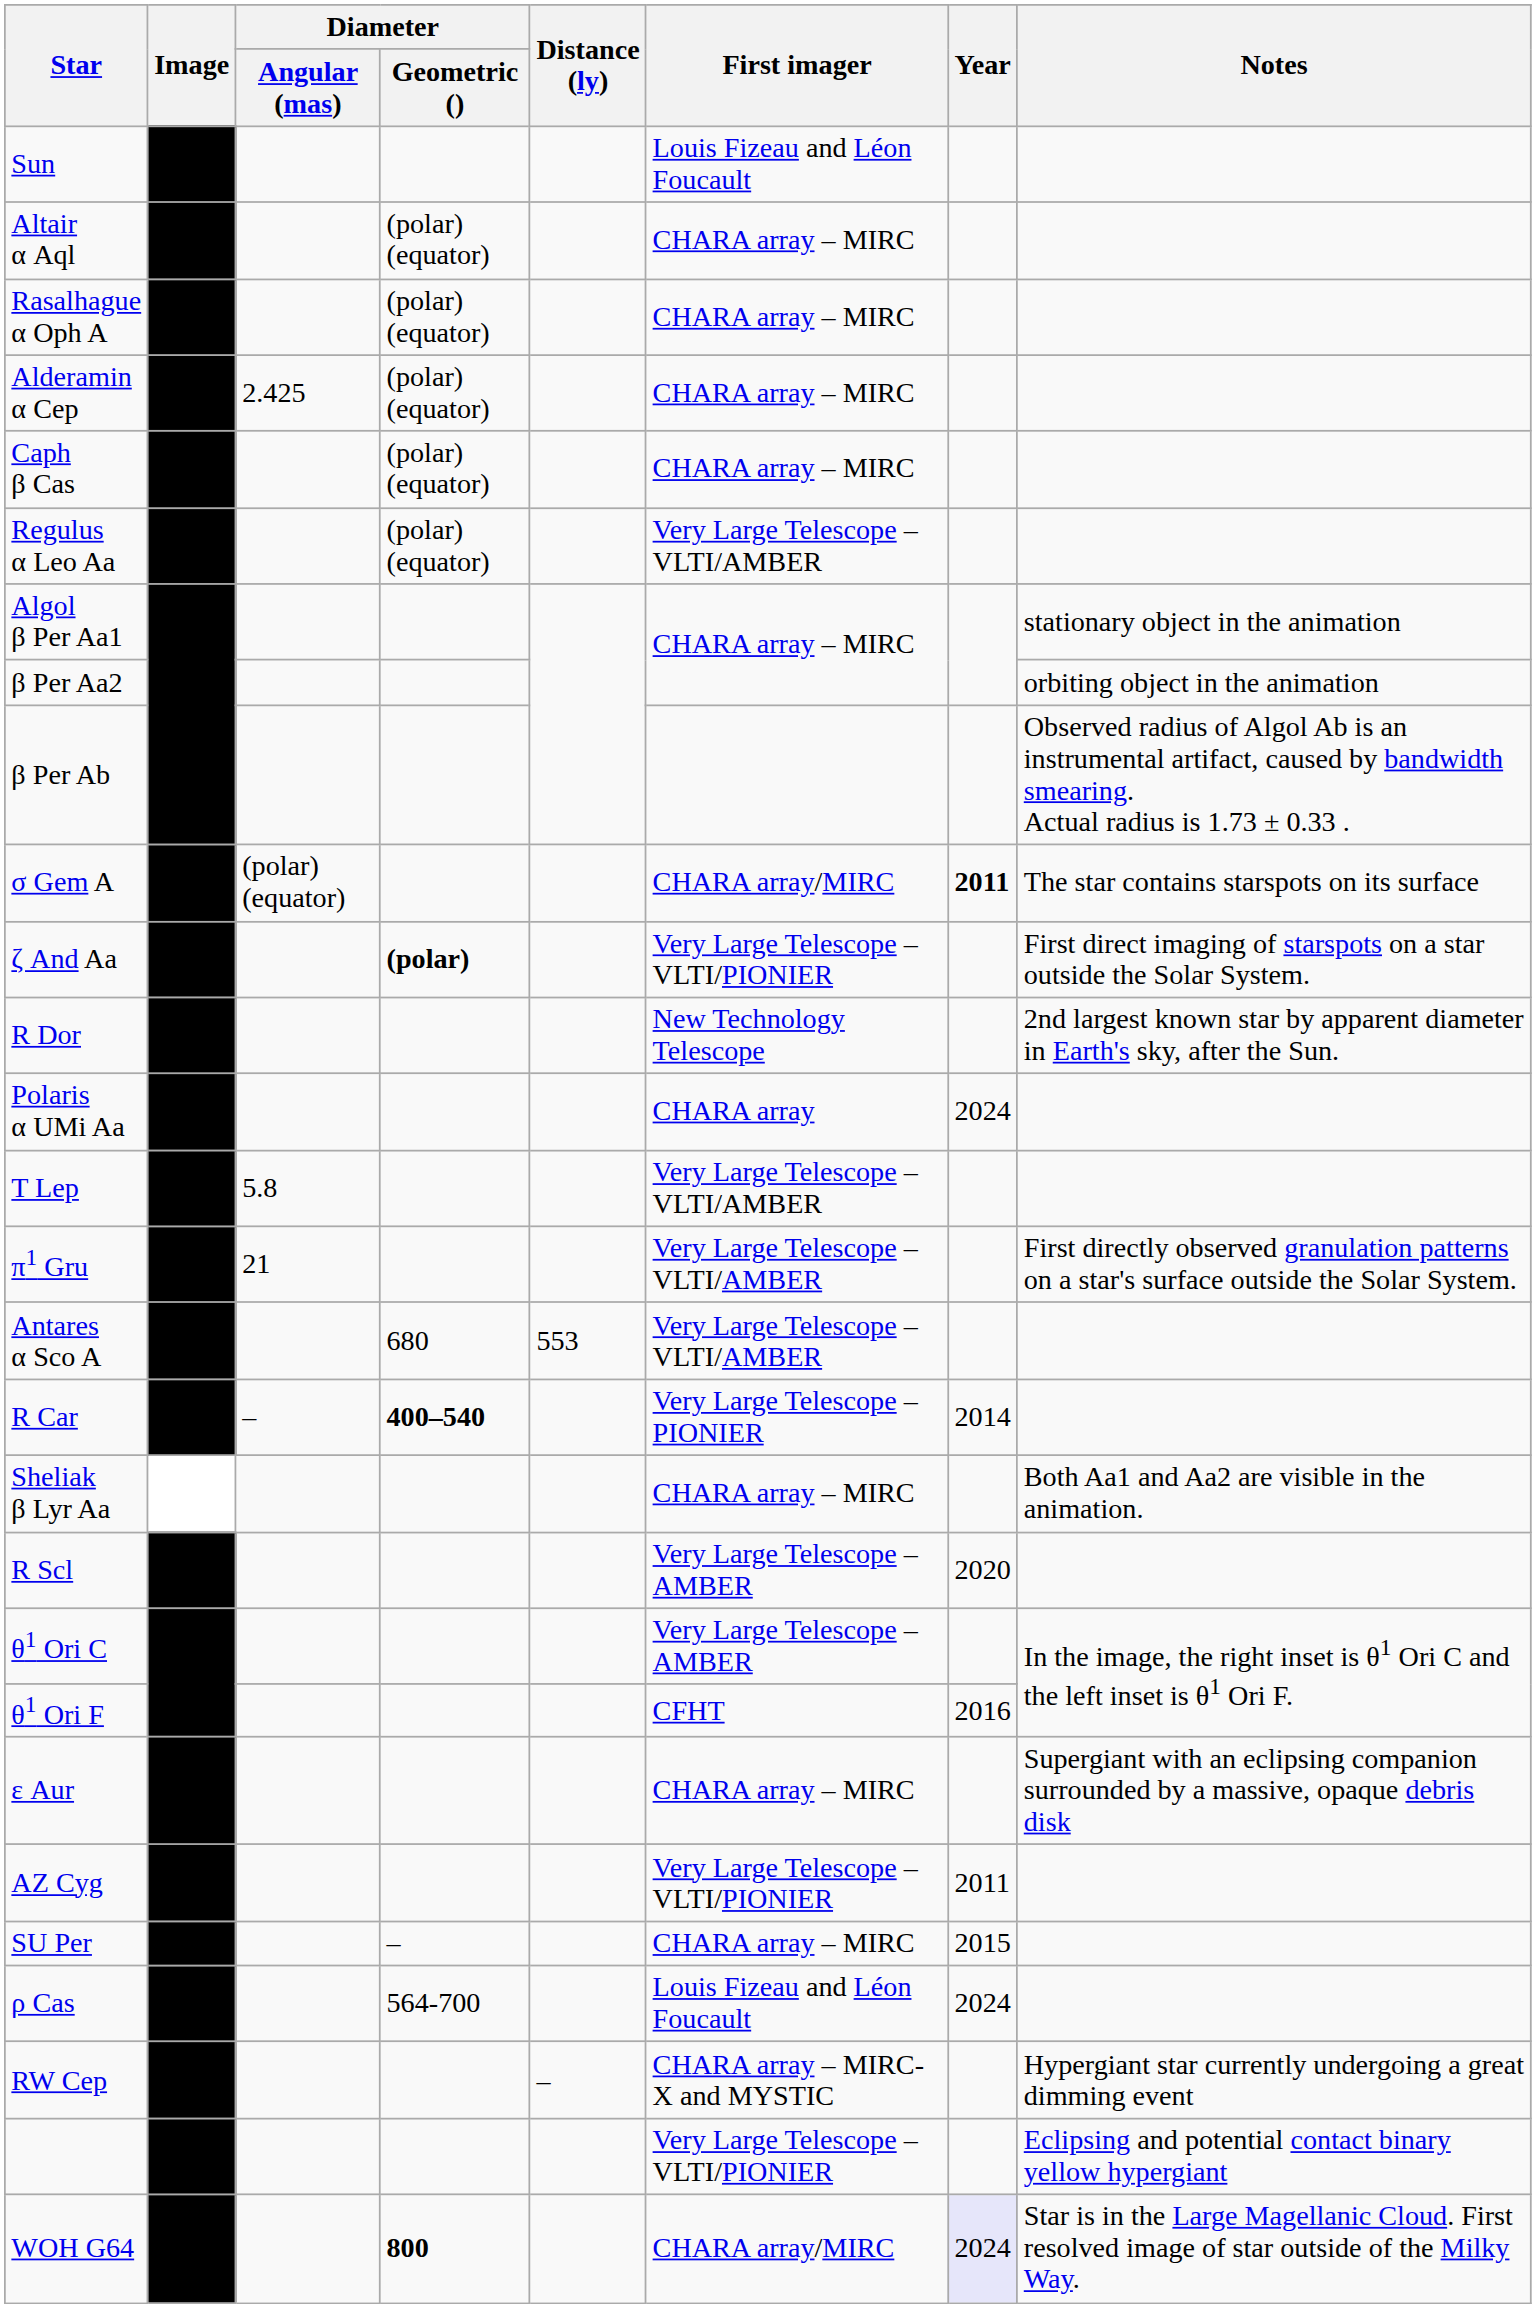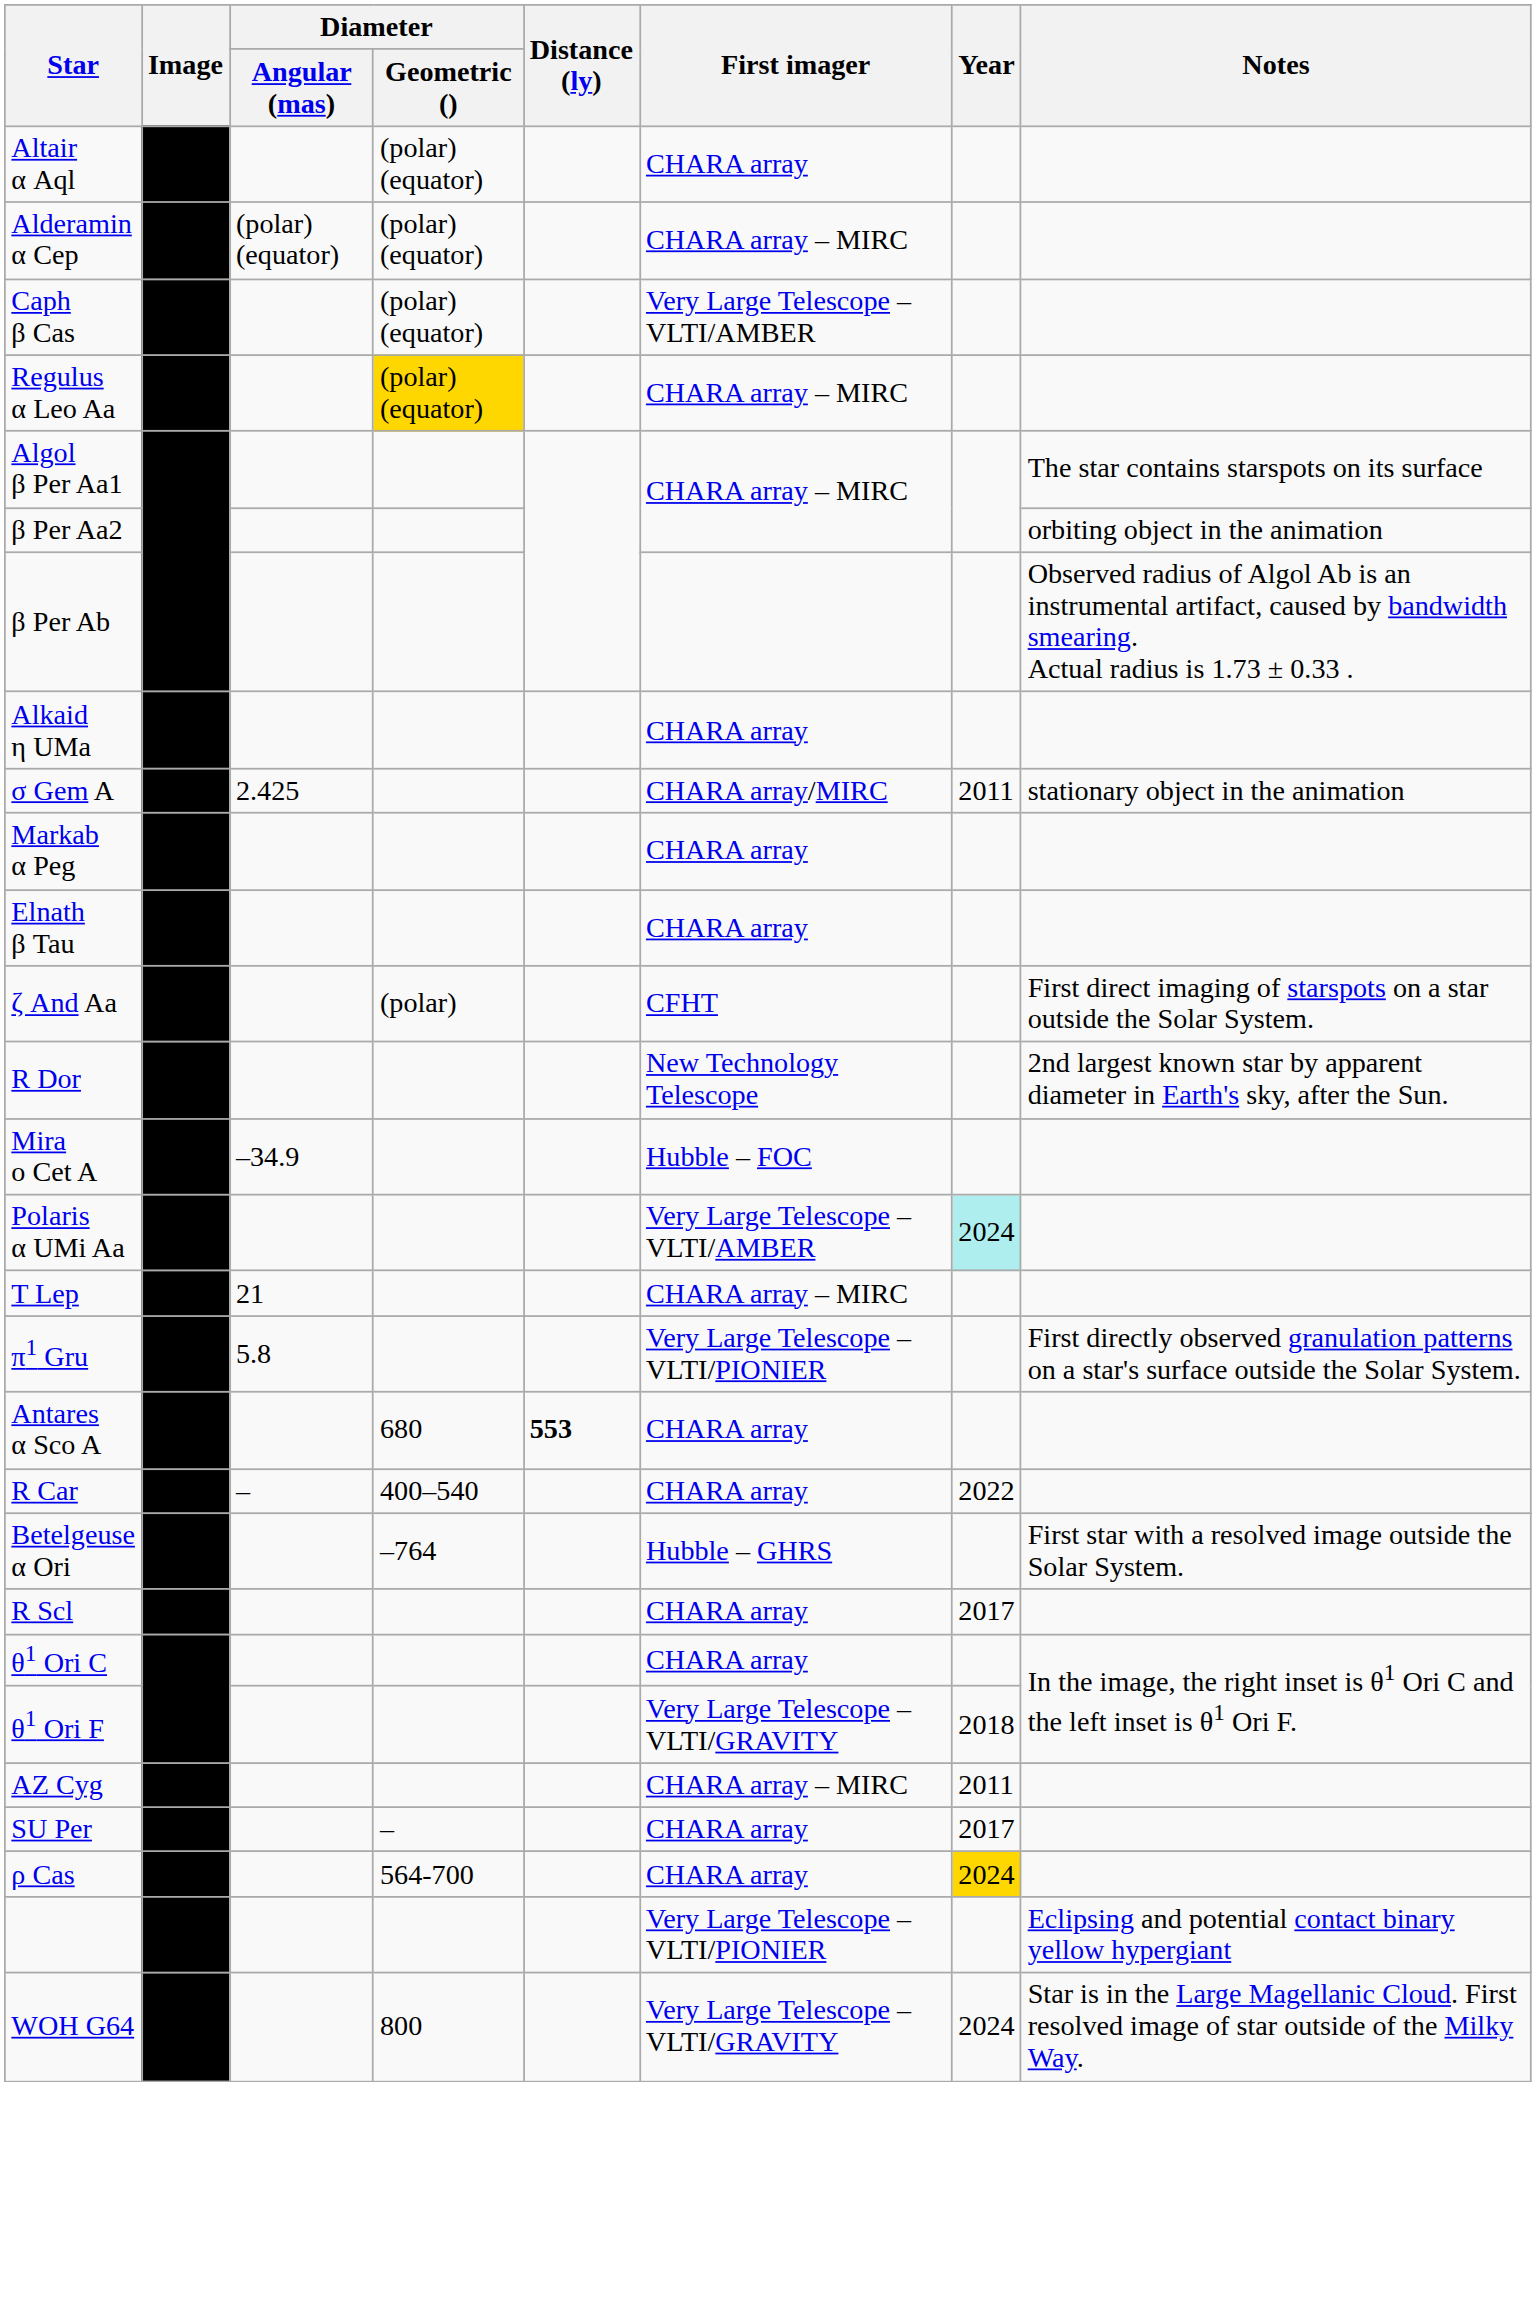- row: (33, 163)
(784, 240) CHARA array – MIRC -> (727, 163) CHARA array
- row: (76, 316)
(274, 392) 2.425 -> (288, 240) (polar) (equator)
(784, 469) CHARA array – MIRC -> (779, 316) Very Large Telescope – VLTI/AMBER
(438, 545) no background -> (432, 392) gold background
(785, 545) Very Large Telescope – VLTI/AMBER -> (777, 392) CHARA array – MIRC
(1212, 621) stationary object in the animation -> (1255, 469) The star contains starspots on its surface
+ row: (51, 729)
(294, 882) (polar) (equator) -> (268, 790) 2.425
(982, 882) bold -> (986, 790) normal
(1251, 882) The star contains starspots on its surface -> (1216, 790) stationary object in the animation
+ row: (55, 850)
+ row: (48, 927)
(428, 958) bold -> (418, 1003) normal
(785, 958) Very Large Telescope – VLTI/PIONIER -> (682, 1003) CFHT
+ row: (54, 1156)
(734, 1111) CHARA array -> (779, 1232) Very Large Telescope – VLTI/AMBER
(983, 1111) no background -> (987, 1232) paleturquoise background
(260, 1187) 5.8 -> (250, 1292) 21
(785, 1187) Very Large Telescope – VLTI/AMBER -> (777, 1292) CHARA array – MIRC
(256, 1264) 21 -> (254, 1353) 5.8
(785, 1264) Very Large Telescope – VLTI/AMBER -> (779, 1353) Very Large Telescope – VLTI/PIONIER
(558, 1340) normal -> (551, 1429) bold
(785, 1340) Very Large Telescope – VLTI/AMBER -> (727, 1429) CHARA array
(436, 1416) bold -> (429, 1490) normal
(785, 1416) Very Large Telescope – PIONIER -> (727, 1490) CHARA array
(983, 1416) 2014 -> (987, 1490) 2022
+ row: (73, 1550)
- row: (61, 1493)
(785, 1569) Very Large Telescope – AMBER -> (727, 1611) CHARA array
(983, 1569) 2020 -> (987, 1611) 2017
(785, 1645) Very Large Telescope – AMBER -> (727, 1659) CHARA array
(689, 1710) CFHT -> (779, 1724) Very Large Telescope – VLTI/GRAVITY
(983, 1710) 2016 -> (987, 1724) 2018
- row: (43, 1790)
(785, 1882) Very Large Telescope – VLTI/PIONIER -> (777, 1784) CHARA array – MIRC
(784, 1942) CHARA array – MIRC -> (727, 1829) CHARA array
(983, 1942) 2015 -> (987, 1829) 2017
(782, 2003) Louis Fizeau and Léon Foucault -> (727, 1873) CHARA array
(983, 2003) no background -> (987, 1873) gold background
- row: (59, 2079)
(408, 2248) bold -> (401, 2026) normal
(773, 2248) CHARA array/MIRC -> (779, 2026) Very Large Telescope – VLTI/GRAVITY
(983, 2248) lavender background -> (987, 2026) no background
